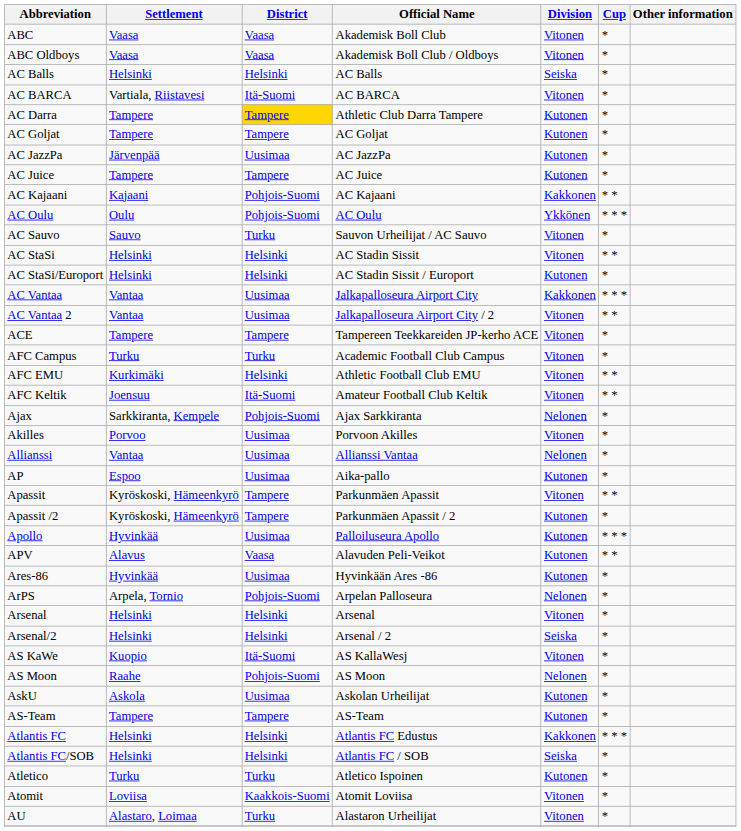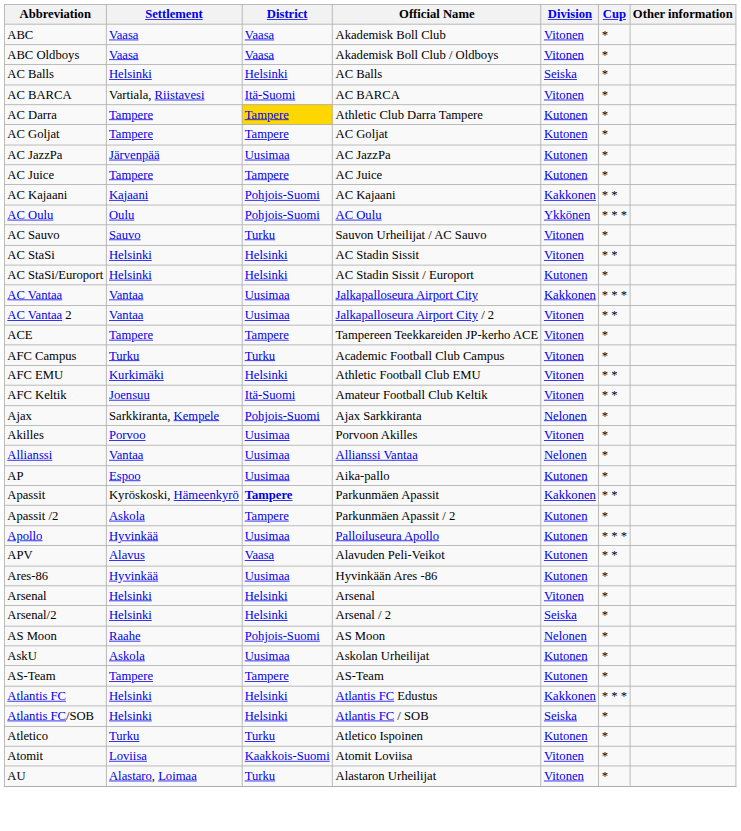(267, 495) normal -> (269, 495) bold
(564, 495) Vitonen -> (570, 495) Kakkonen
(174, 515) Kyröskoski, Hämeenkyrö -> (127, 515) Askola
- row: (21, 595)
- row: (33, 656)
